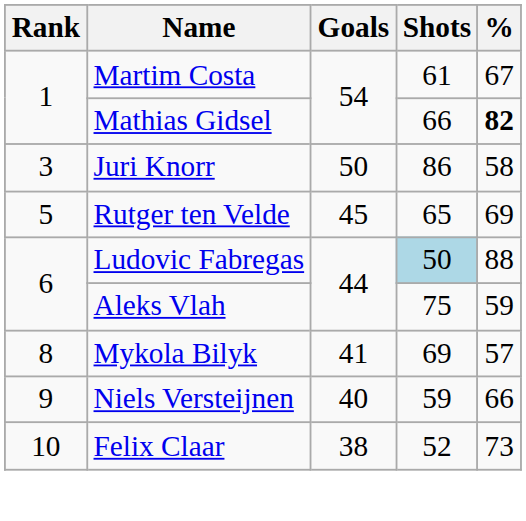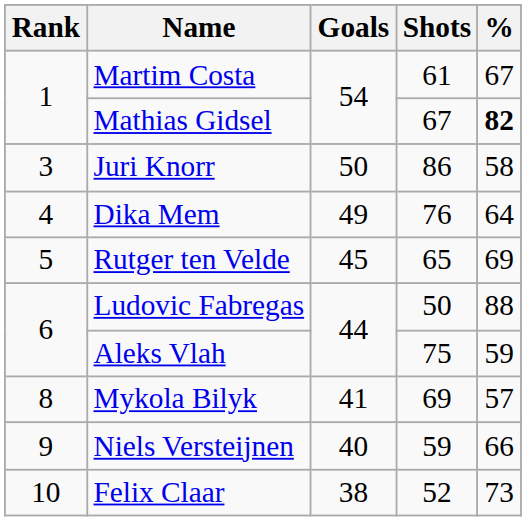(437, 120) 66 -> (437, 120) 67
+ row: (157, 213)
(437, 259) lightblue background -> (437, 306) no background
